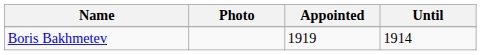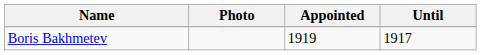(398, 38) 1914 -> (398, 38) 1917
